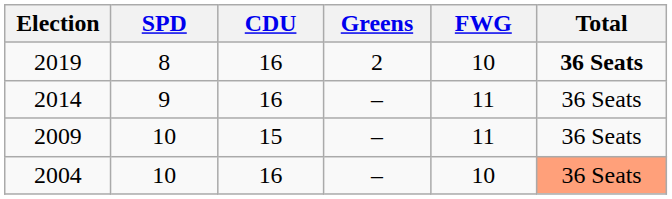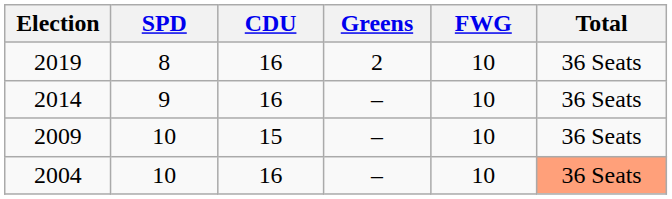(602, 61) bold -> (602, 61) normal
(483, 99) 11 -> (483, 99) 10
(483, 136) 11 -> (483, 136) 10
